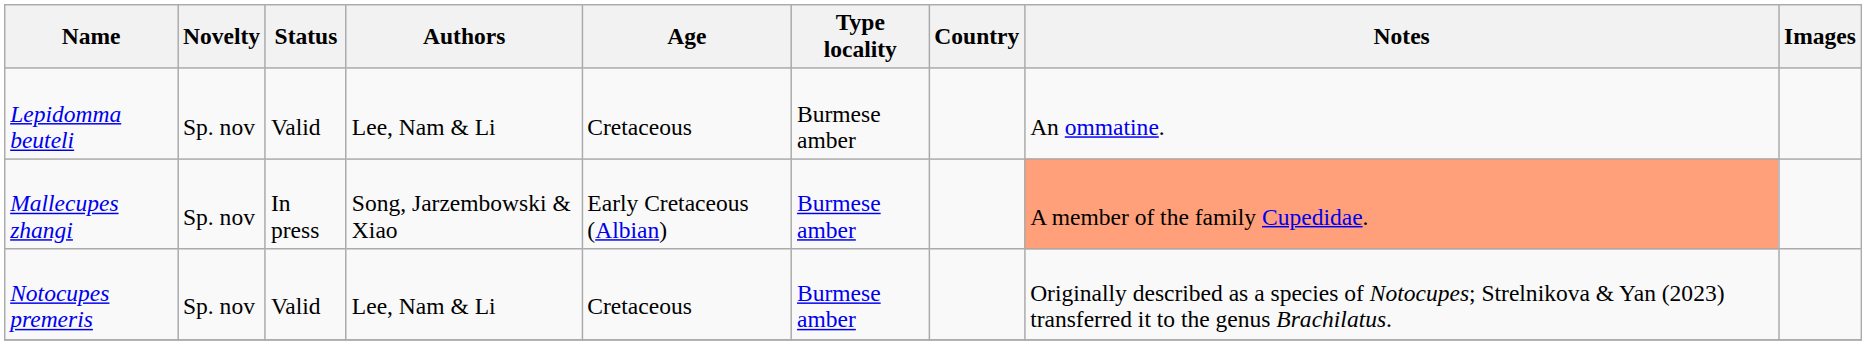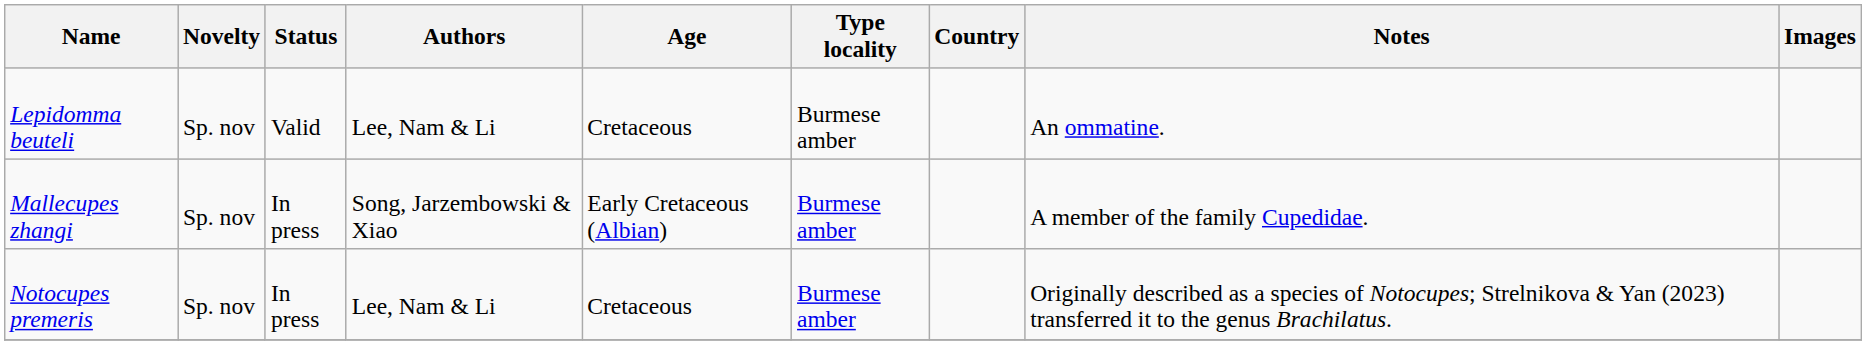(1199, 216) lightsalmon background -> (1199, 216) no background
(296, 307) Valid -> (295, 307) In press
